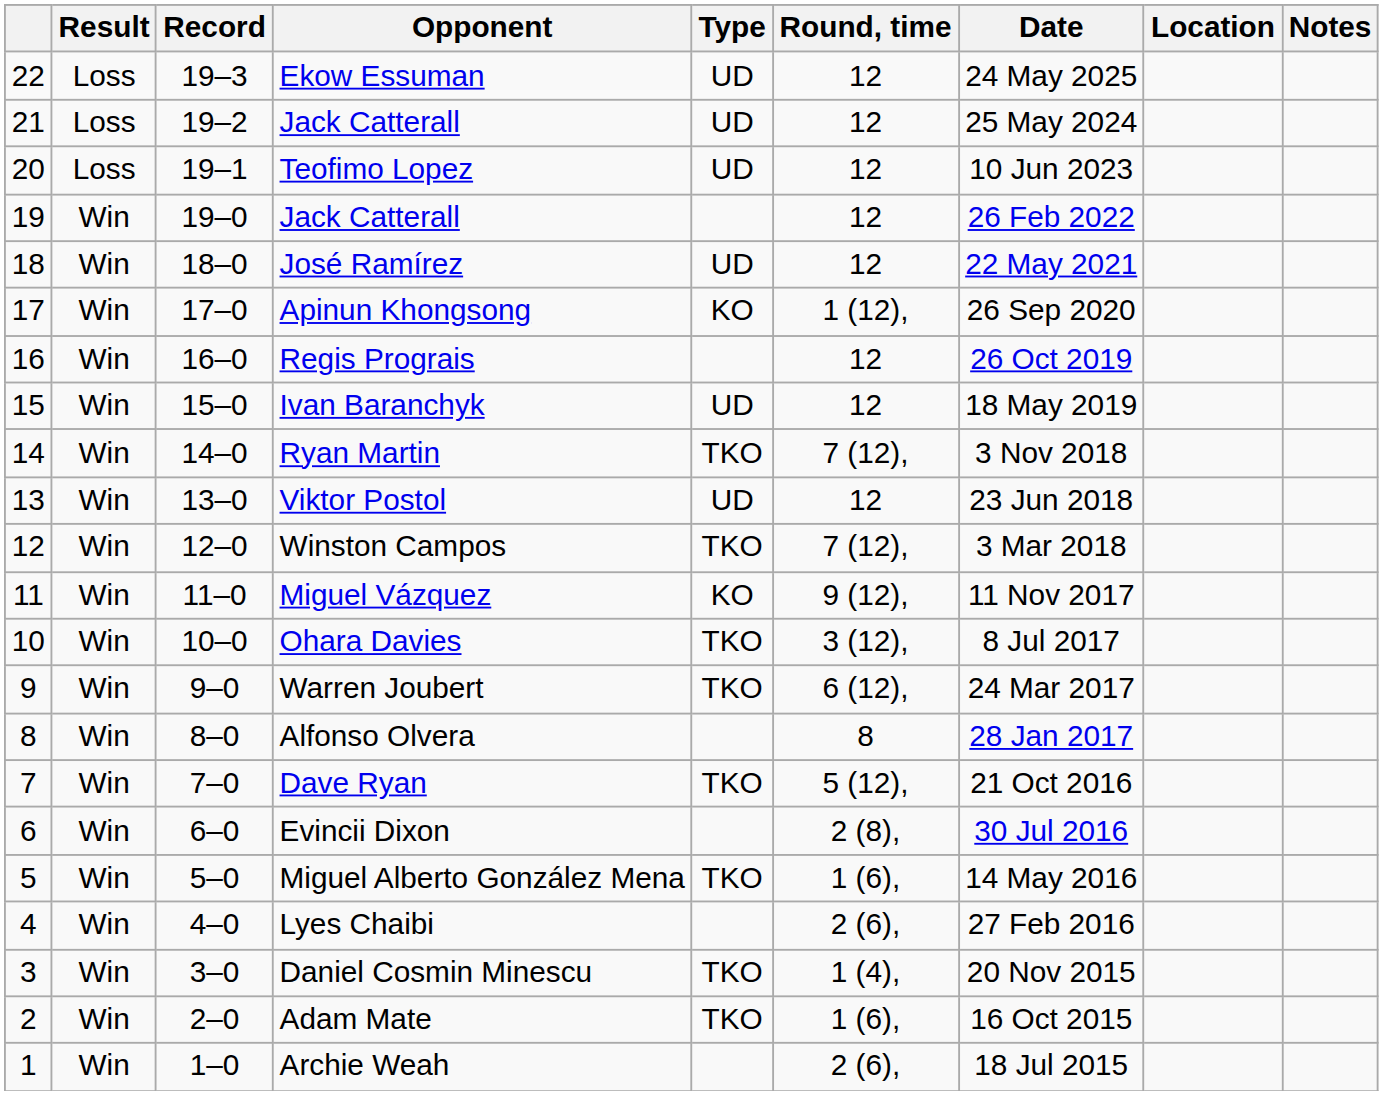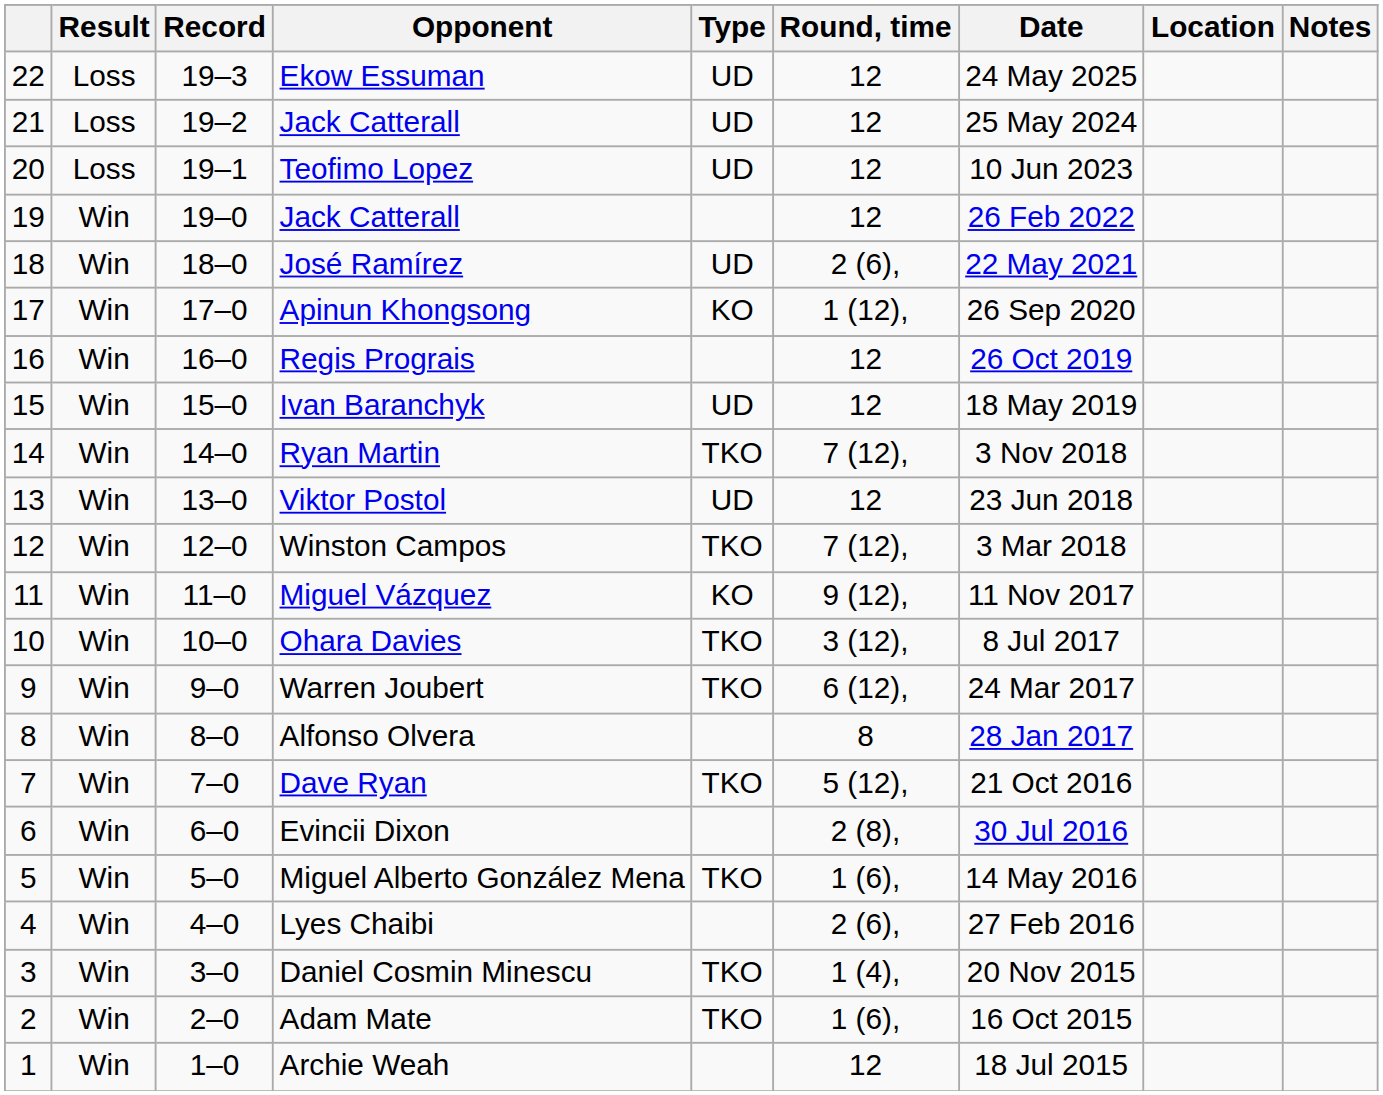(865, 264) 12 -> (865, 264) 2 (6),
(865, 1066) 2 (6), -> (865, 1066) 12
